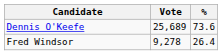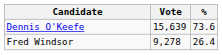(170, 27) 25,689 -> (170, 27) 15,639
